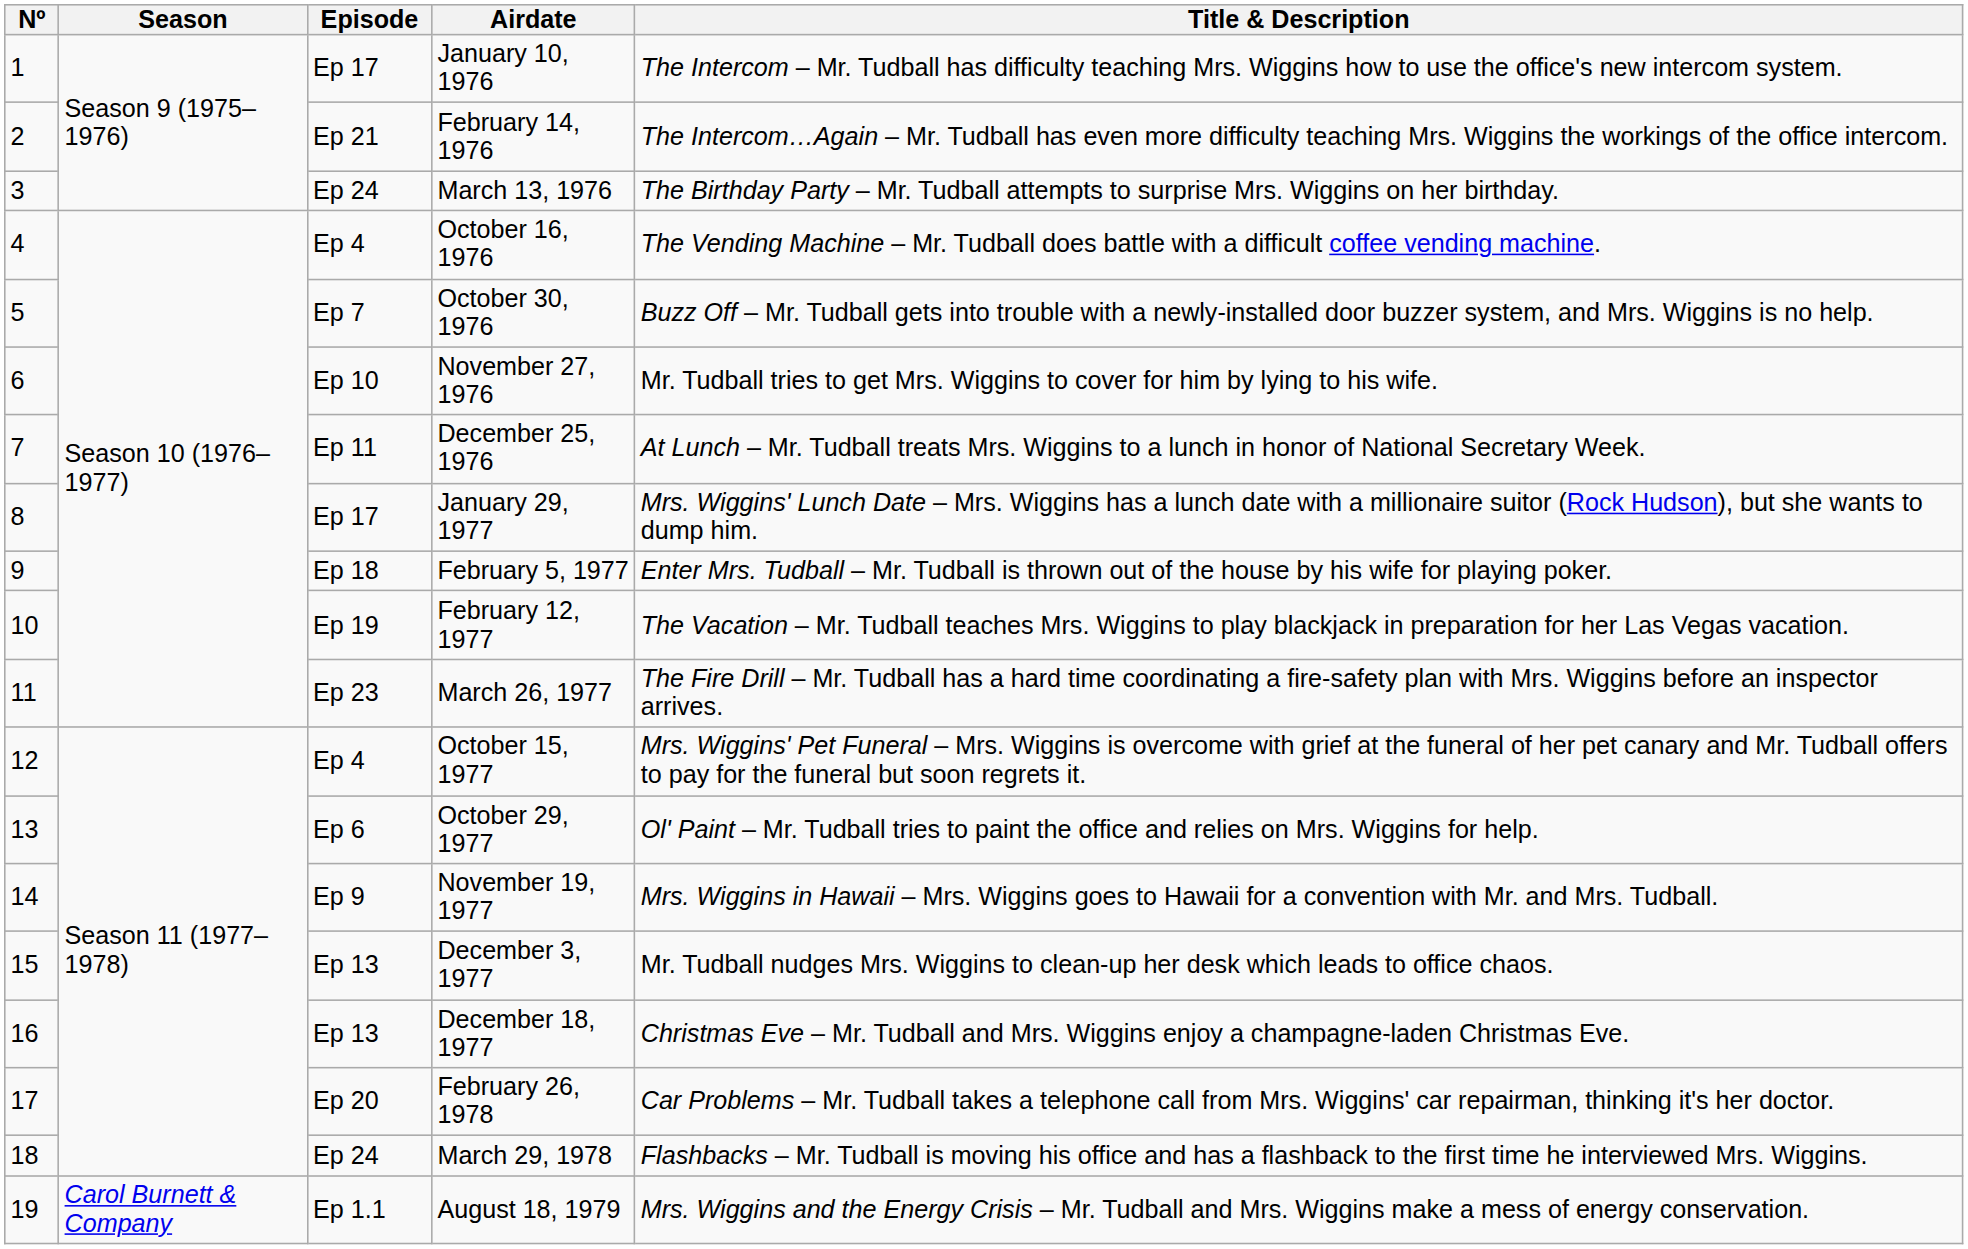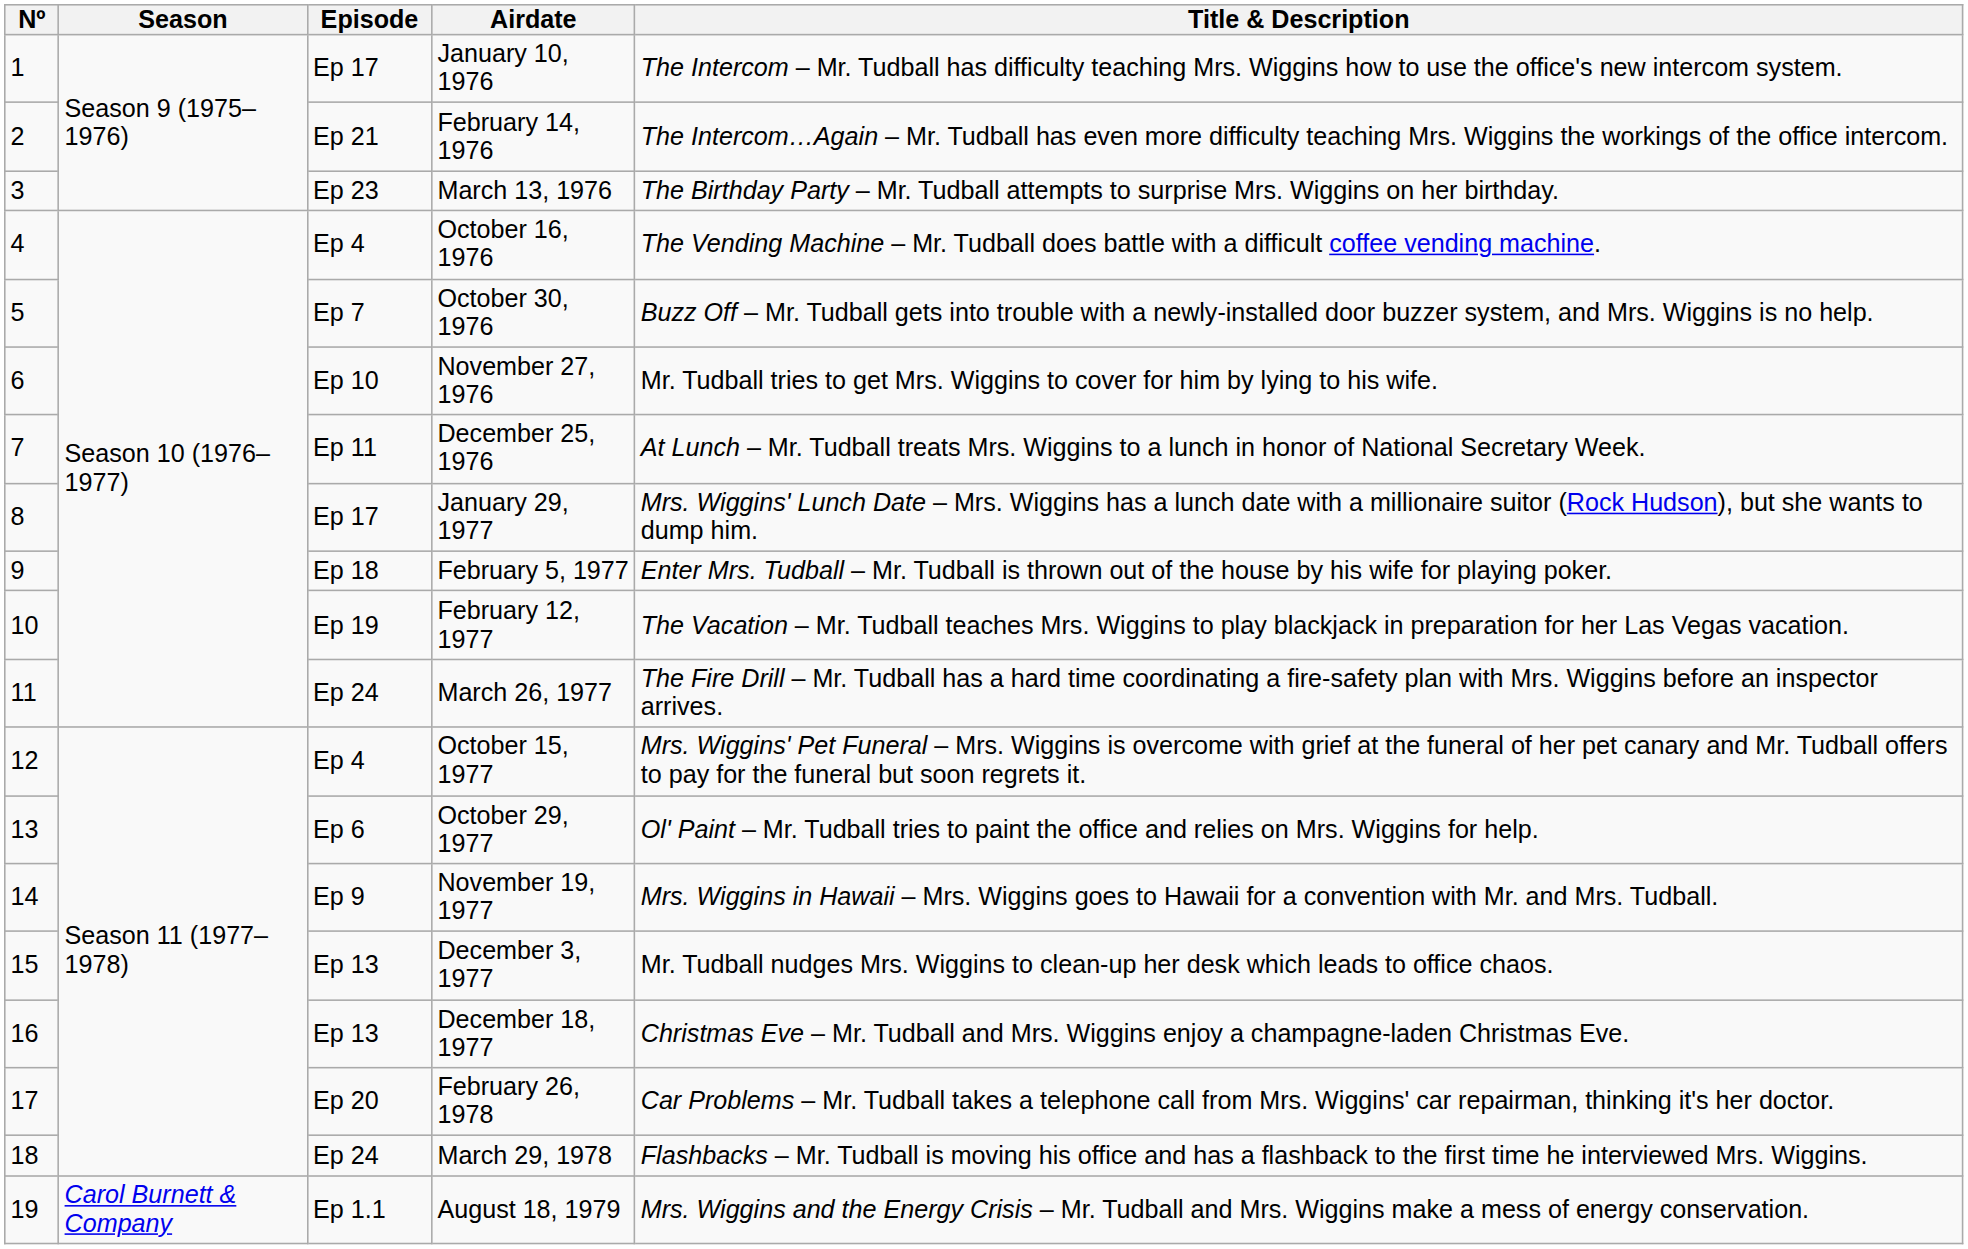(346, 190) Ep 24 -> (346, 190) Ep 23
(346, 692) Ep 23 -> (346, 692) Ep 24
